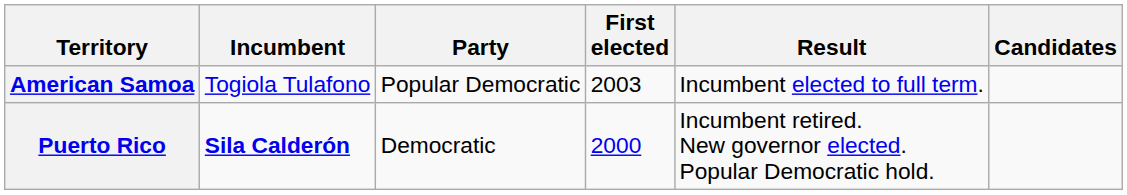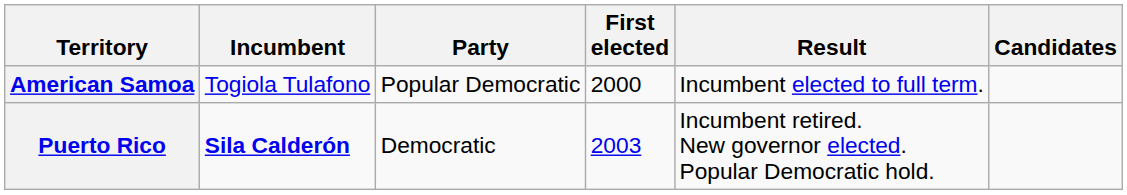(616, 84) 2003 -> (616, 84) 2000
(616, 145) 2000 -> (616, 145) 2003
